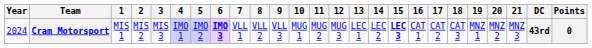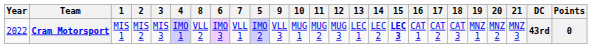columns swapped: (200, 12) <-> (260, 12)
(17, 31) 2024 -> (17, 31) 2022
(220, 31) bold -> (220, 31) normal
